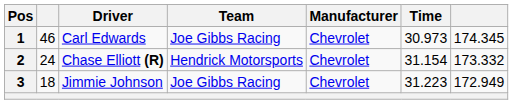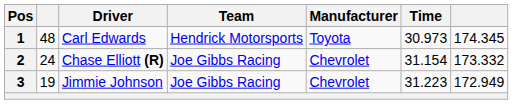(48, 38) 46 -> (48, 38) 48
(225, 38) Joe Gibbs Racing -> (237, 38) Hendrick Motorsports
(339, 38) Chevrolet -> (330, 38) Toyota
(237, 60) Hendrick Motorsports -> (225, 60) Joe Gibbs Racing
(48, 82) 18 -> (48, 82) 19
